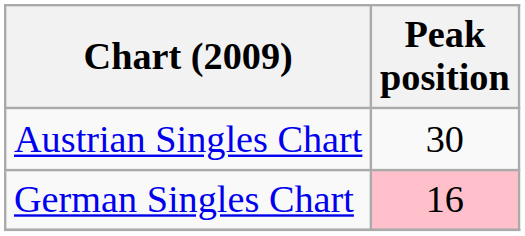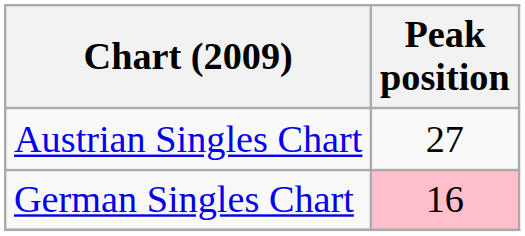(445, 138) 30 -> (445, 138) 27
